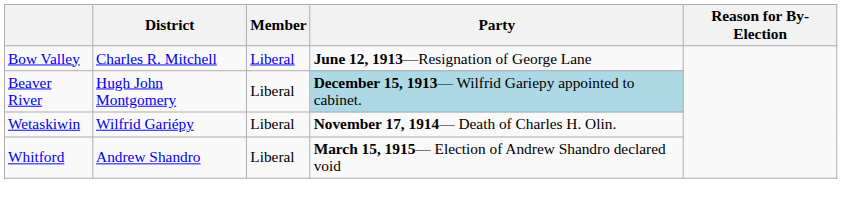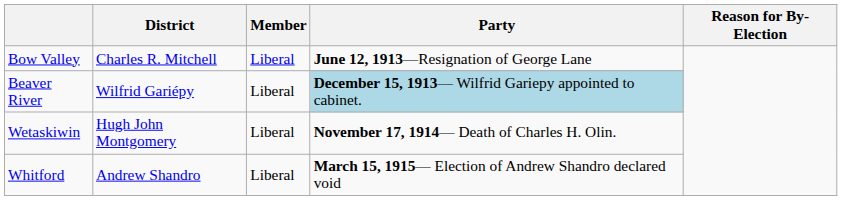(136, 91) Hugh John Montgomery -> (145, 91) Wilfrid Gariépy
(145, 124) Wilfrid Gariépy -> (136, 132) Hugh John Montgomery
